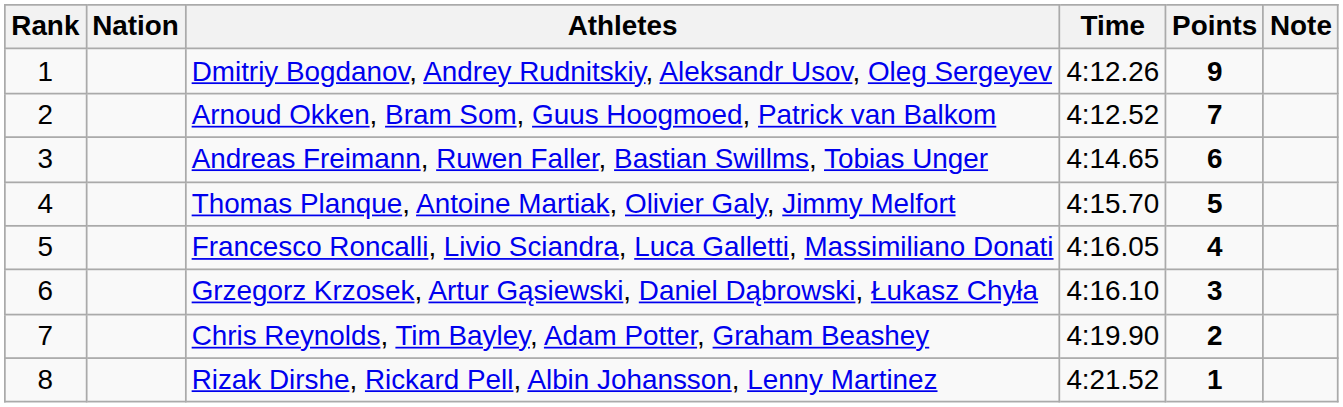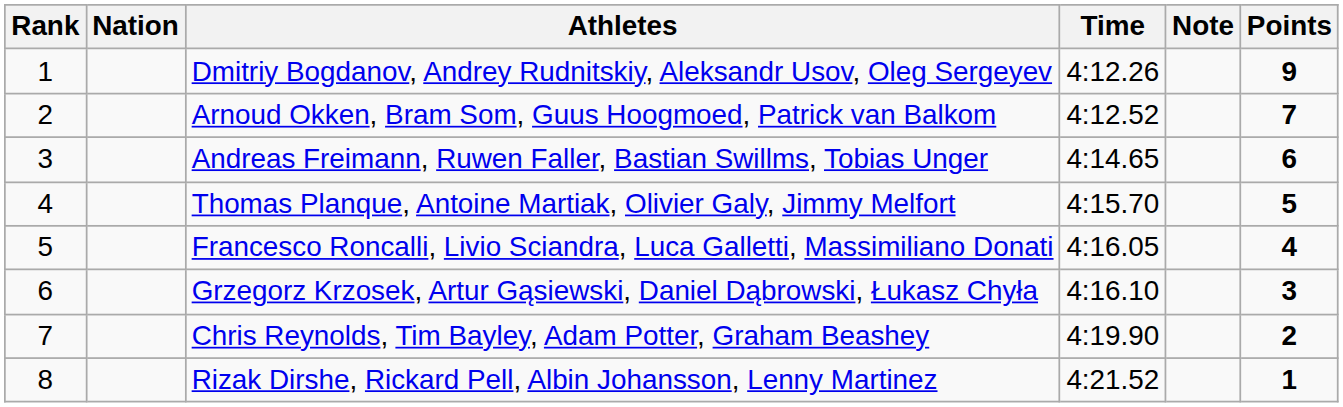columns swapped: (1301, 26) <-> (1215, 26)
